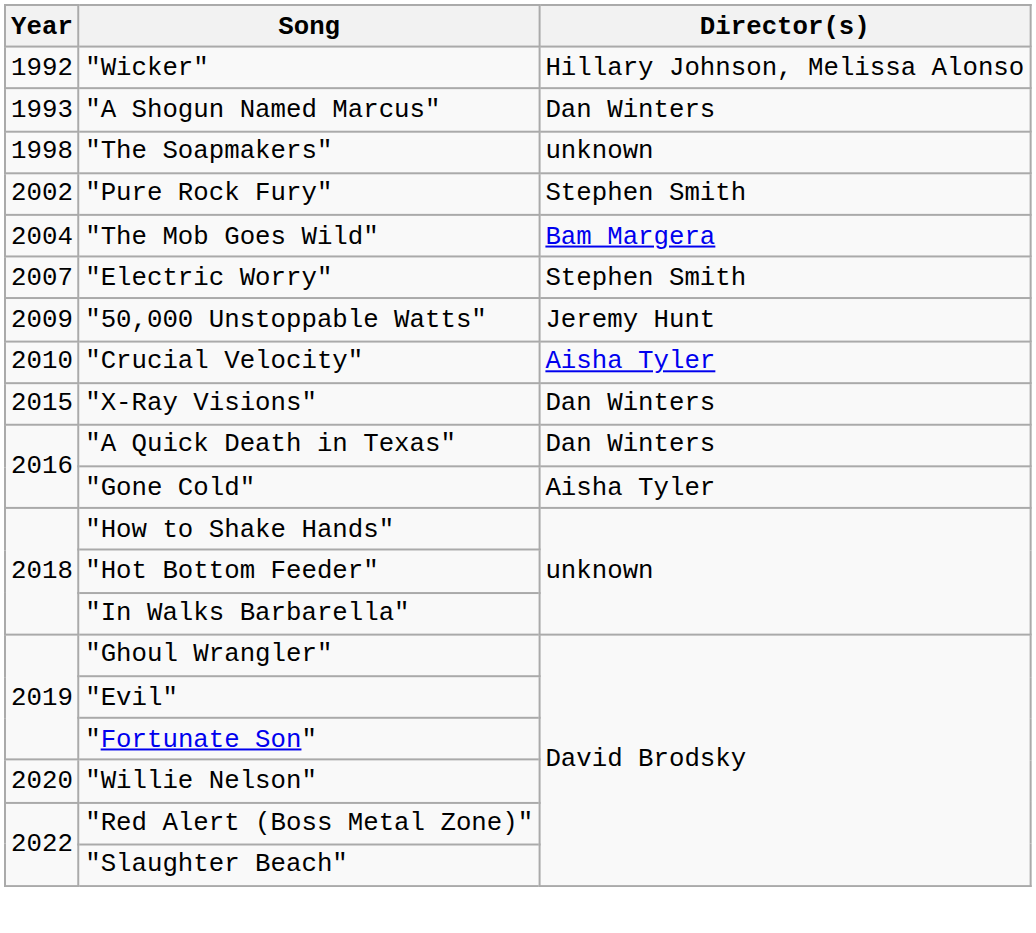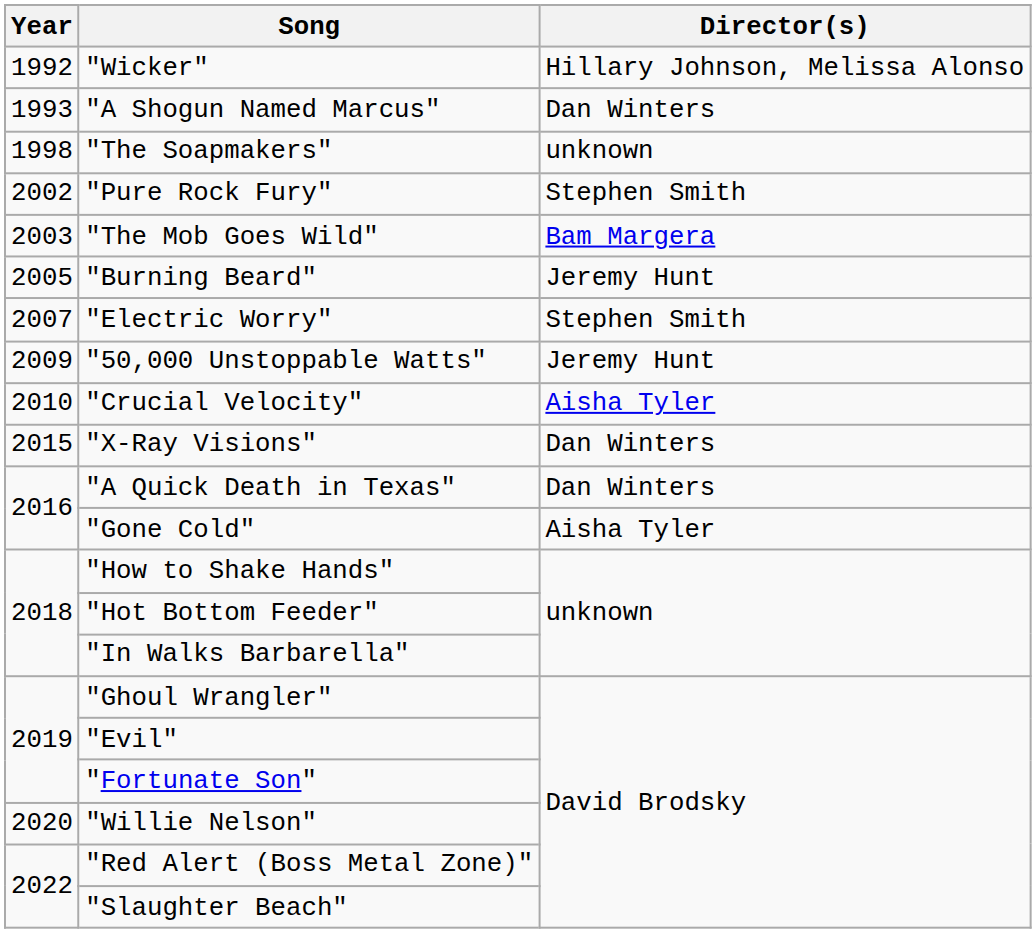(42, 236) 2004 -> (42, 236) 2003
+ row: (201, 278)
